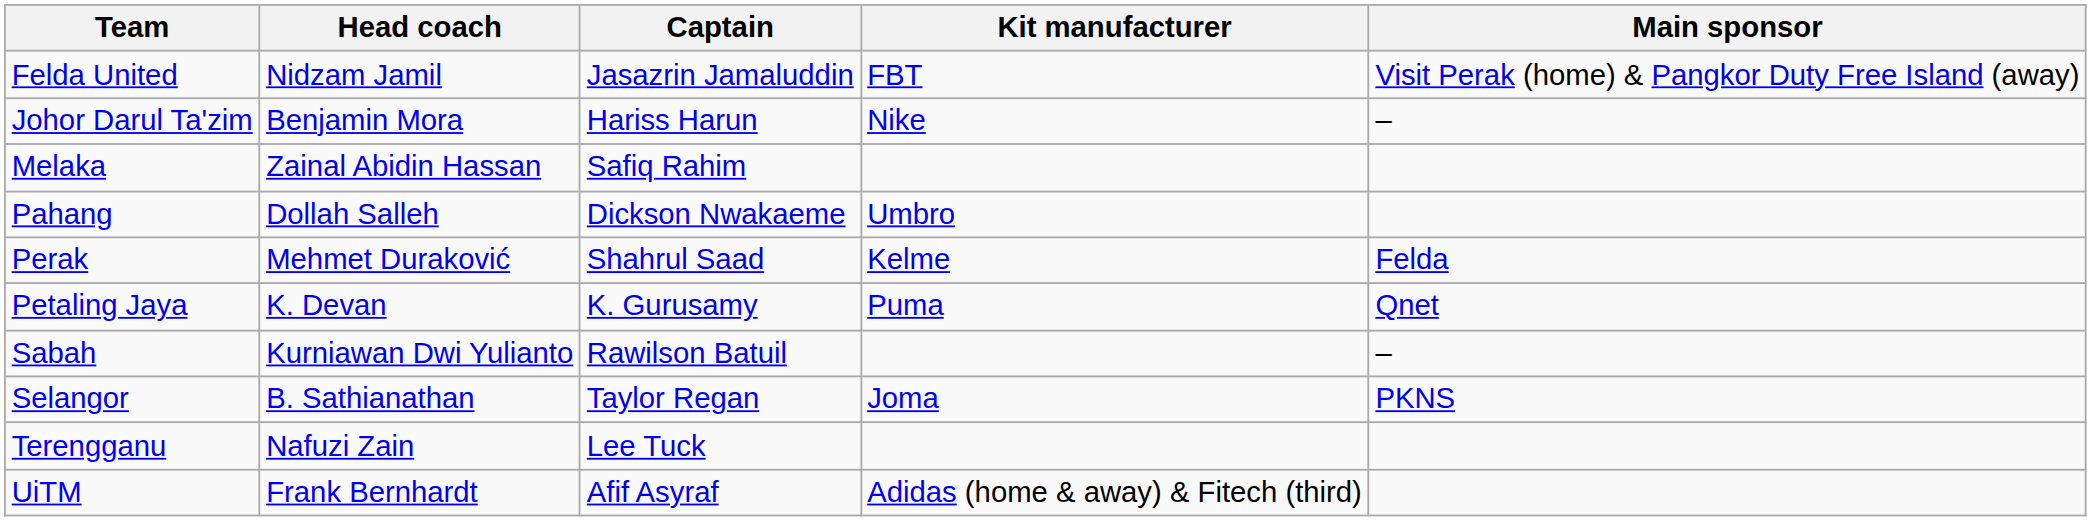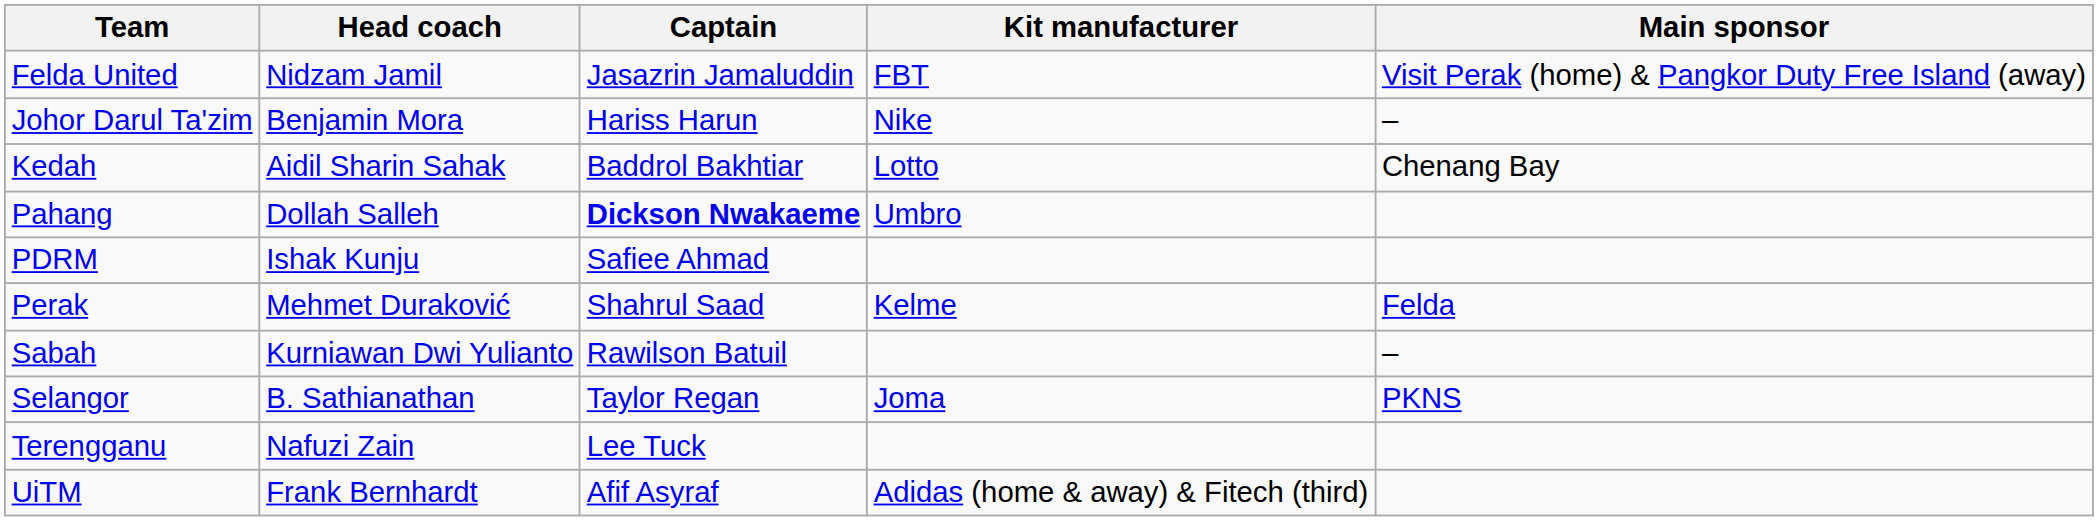+ row: (54, 167)
- row: (59, 167)
(716, 213) normal -> (723, 213) bold
+ row: (55, 259)
- row: (100, 306)
